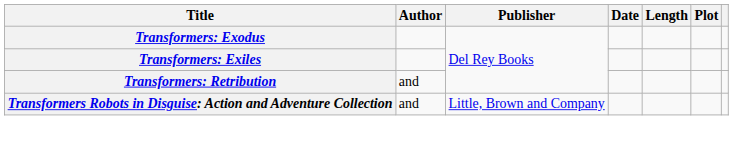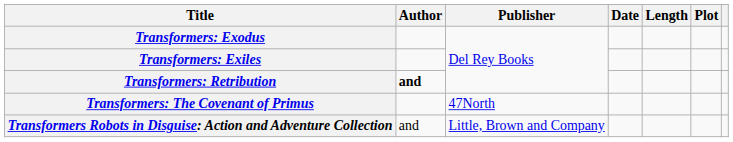(409, 81) normal -> (410, 81) bold
+ row: (200, 103)
